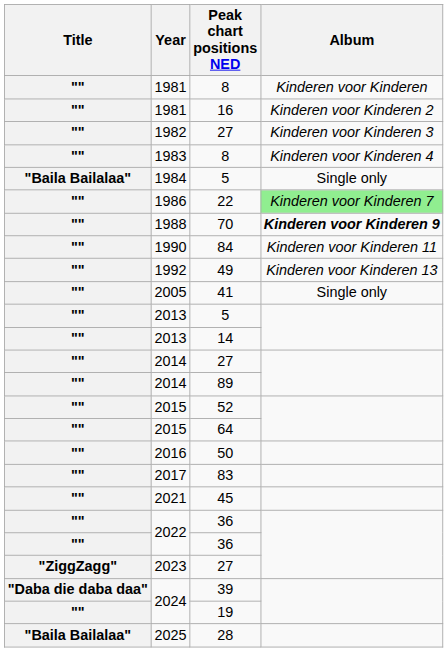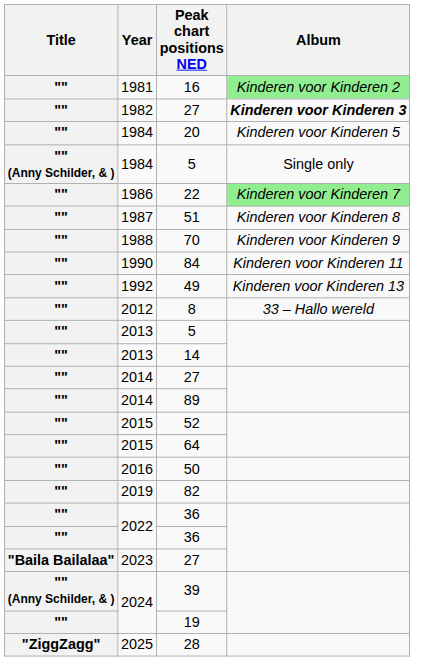- row: (171, 87)
(352, 110) no background -> (318, 87) lightgreen background
(352, 133) normal -> (318, 110) bold
- row: (171, 155)
+ row: (137, 133)
(78, 178) "Baila Bailalaa" -> (61, 163) "" (Anny Schilder, & )
+ row: (137, 217)
(352, 224) bold -> (318, 240) normal
- row: (171, 292)
+ row: (137, 309)
- row: (171, 475)
+ row: (137, 491)
- row: (171, 498)
(78, 566) "ZiggZagg" -> (61, 560) "Baila Bailalaa"
(78, 589) "Daba die daba daa" -> (61, 591) "" (Anny Schilder, & )
(78, 635) "Baila Bailalaa" -> (61, 645) "ZiggZagg"
